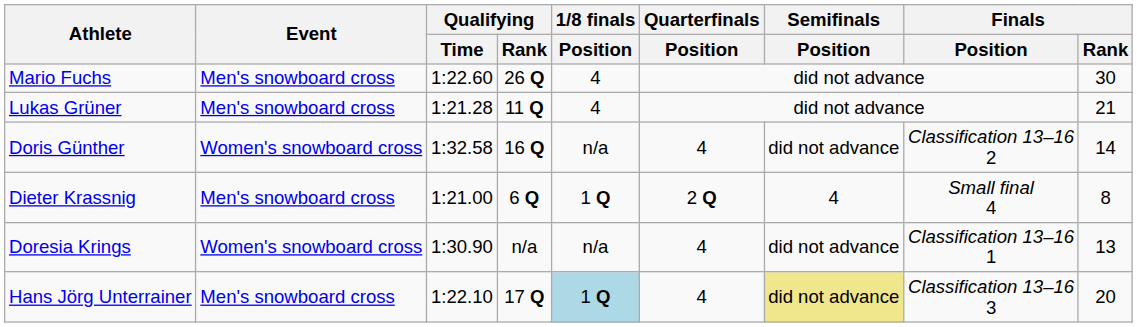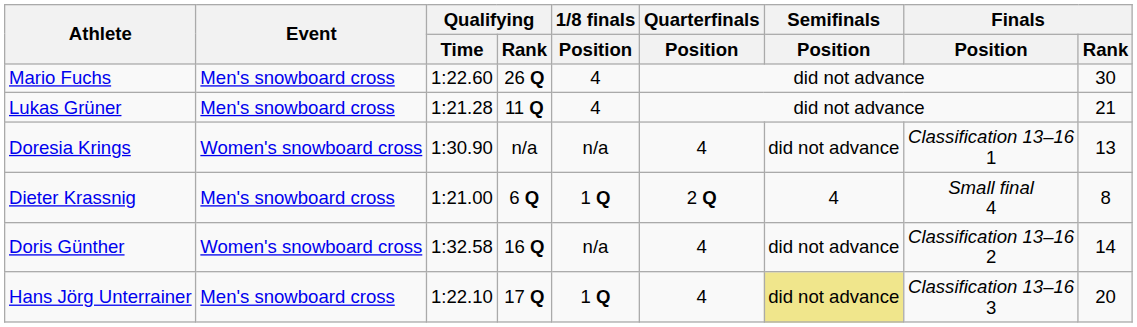rows swapped: (67, 147) <-> (70, 247)
(595, 297) lightblue background -> (595, 297) no background
